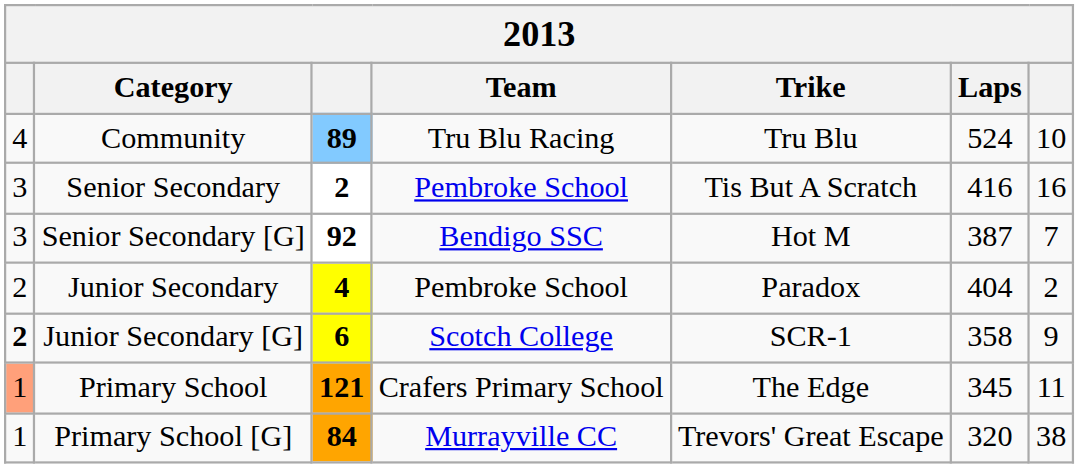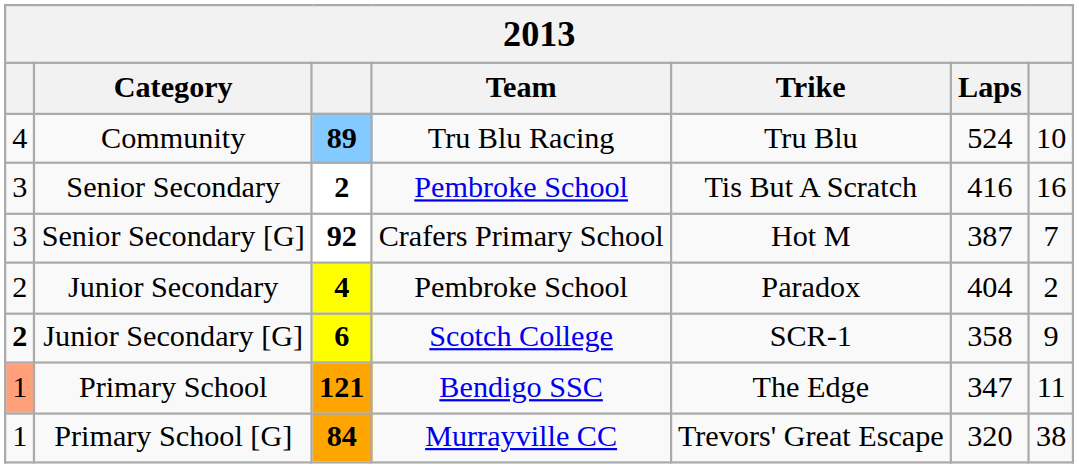(521, 237) Bendigo SSC -> (521, 237) Crafers Primary School
(521, 386) Crafers Primary School -> (521, 386) Bendigo SSC
(990, 386) 345 -> (990, 386) 347
